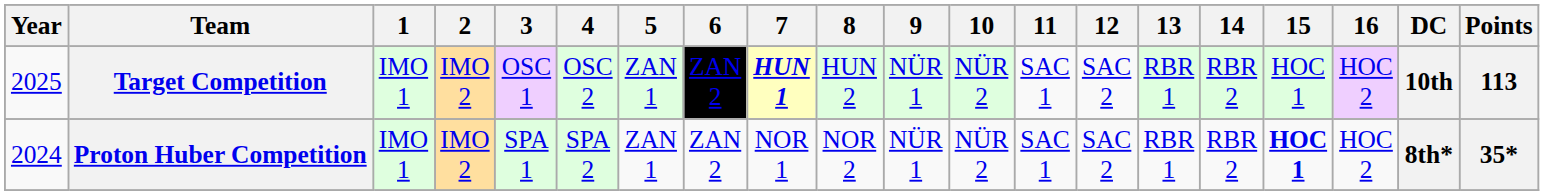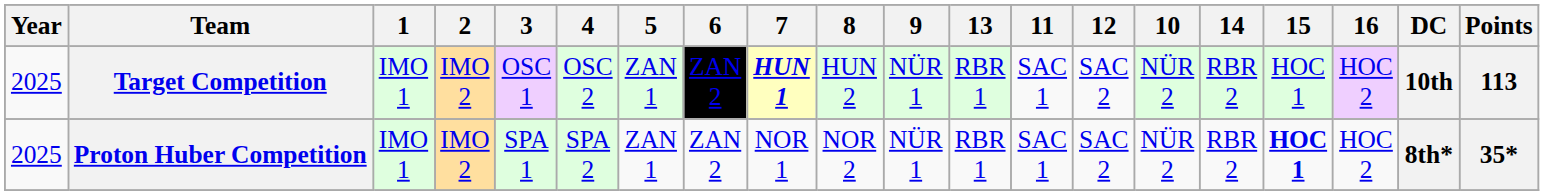columns swapped: (981, 25) <-> (1169, 25)
(36, 153) 2024 -> (36, 153) 2025
